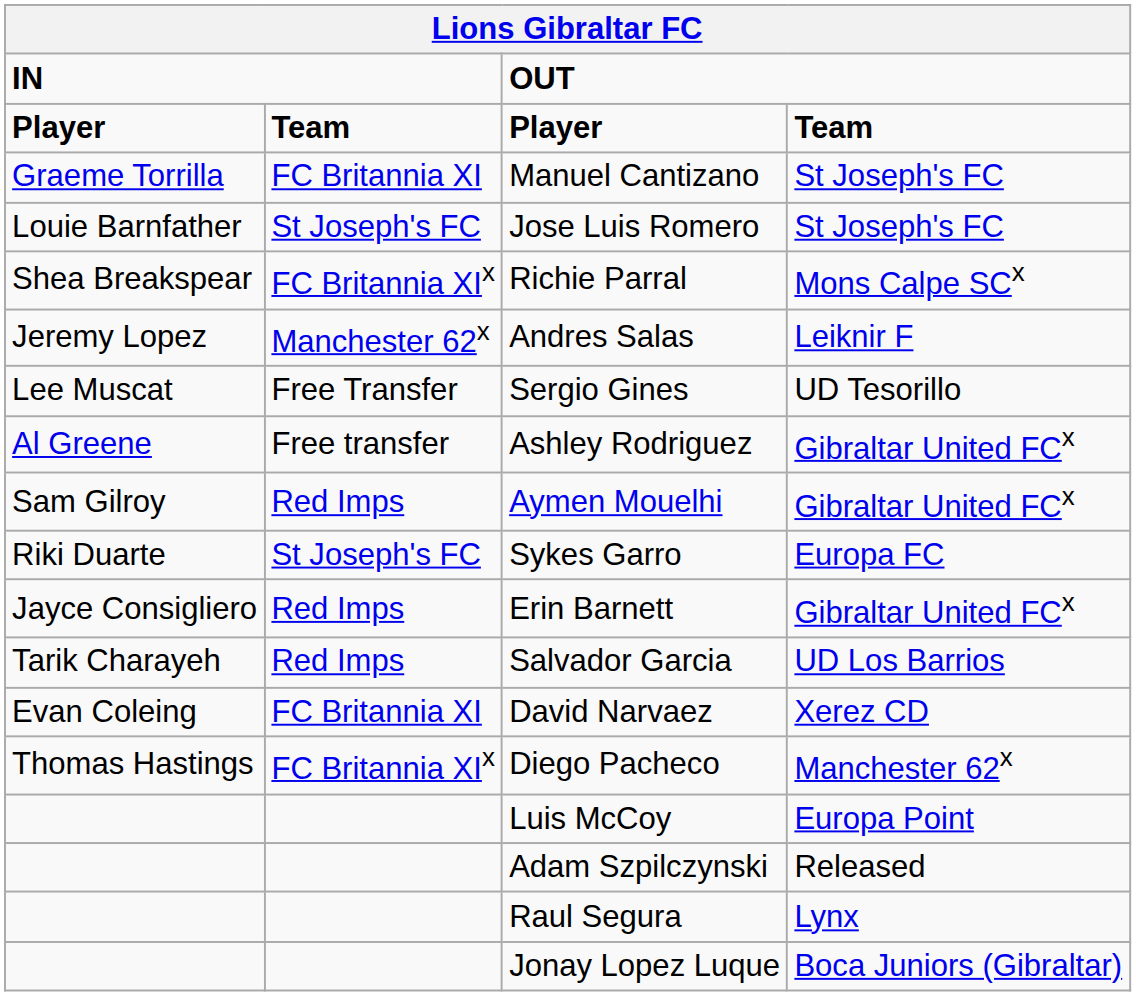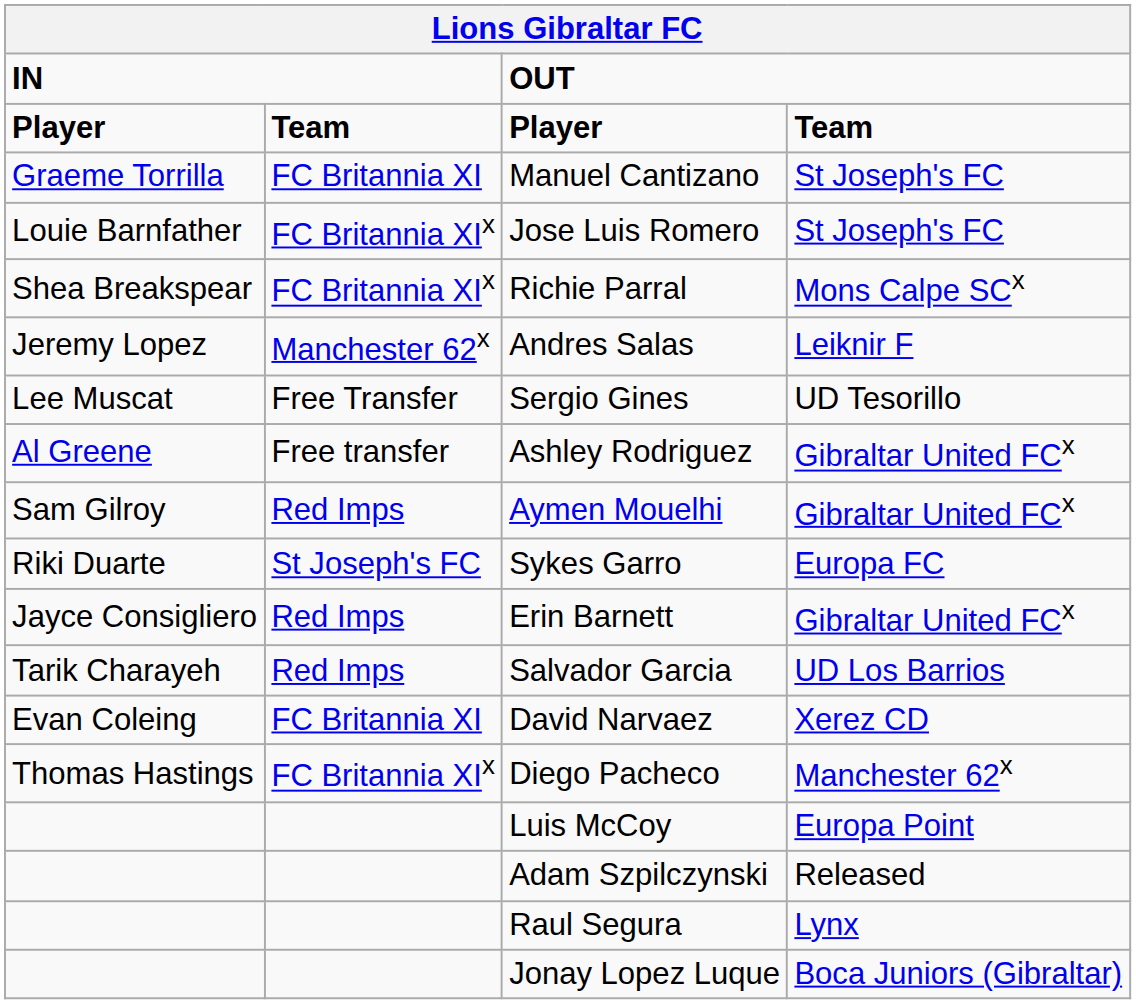(376, 226) St Joseph's FC -> (383, 230) FC Britannia XIx
